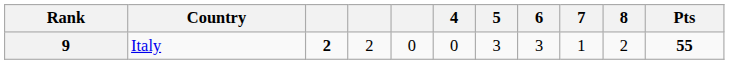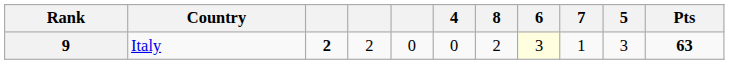columns swapped: (497, 18) <-> (624, 18)
(539, 45) no background -> (539, 45) lightyellow background
(684, 45) 55 -> (684, 45) 63
